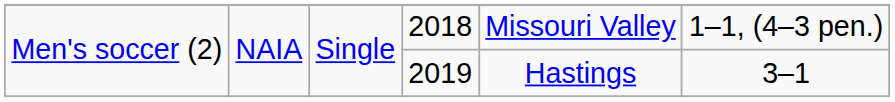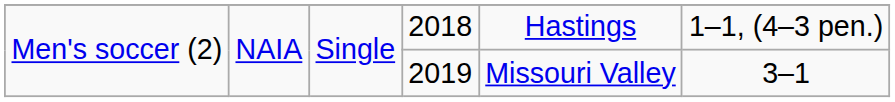(580, 27) Missouri Valley -> (580, 27) Hastings
(580, 72) Hastings -> (580, 72) Missouri Valley
